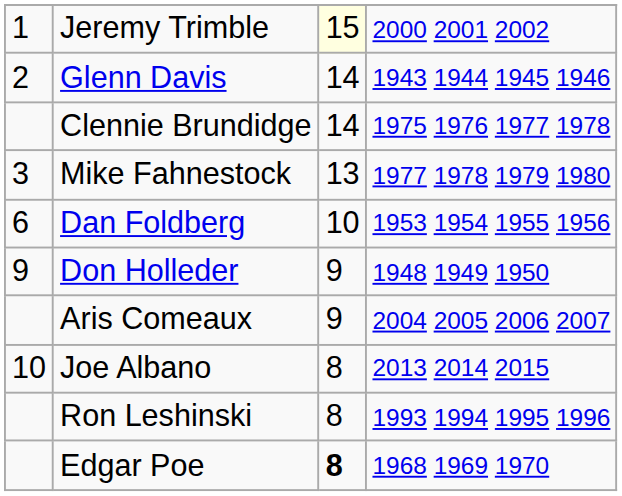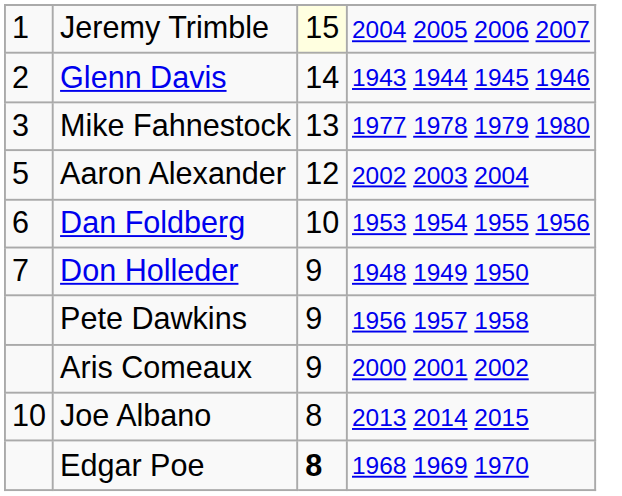(461, 29) 2000 2001 2002 -> (471, 29) 2004 2005 2006 2007
- row: (186, 125)
+ row: (173, 174)
(21, 271) 9 -> (21, 271) 7
+ row: (154, 319)
(491, 320) 2004 2005 2006 2007 -> (440, 368) 2000 2001 2002
- row: (156, 416)
